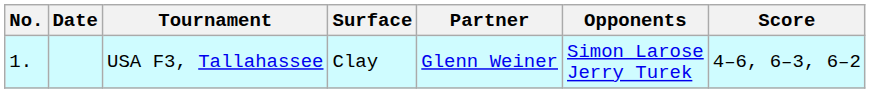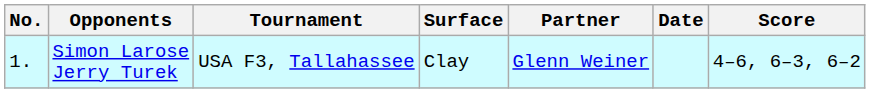columns swapped: (75, 20) <-> (635, 20)
